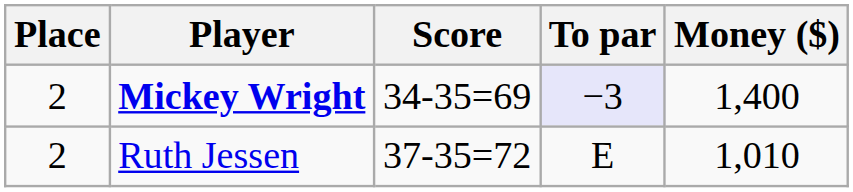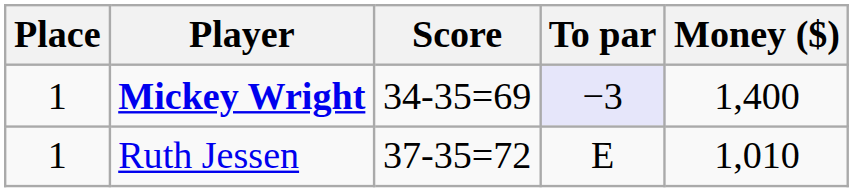(57, 95) 2 -> (57, 95) 1
(57, 155) 2 -> (57, 155) 1
